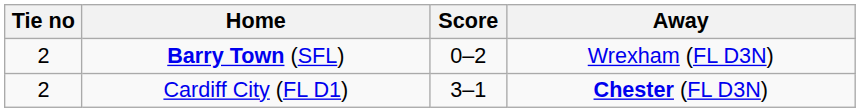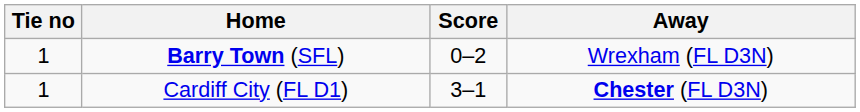(43, 55) 2 -> (43, 55) 1
(43, 90) 2 -> (43, 90) 1
